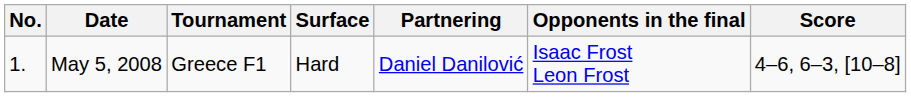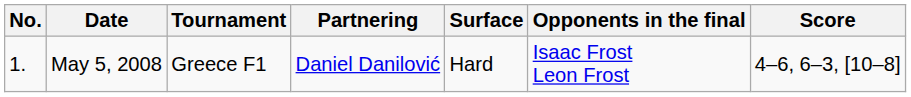columns swapped: (333, 20) <-> (451, 20)
